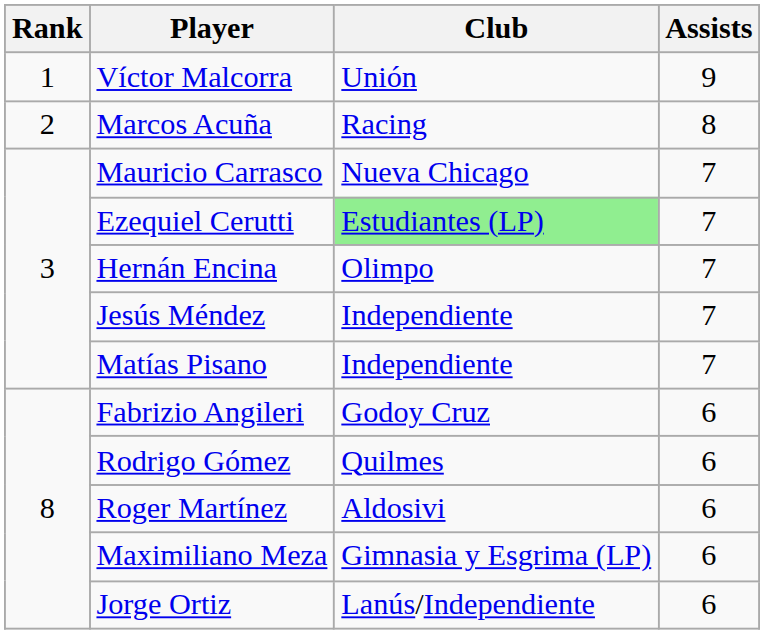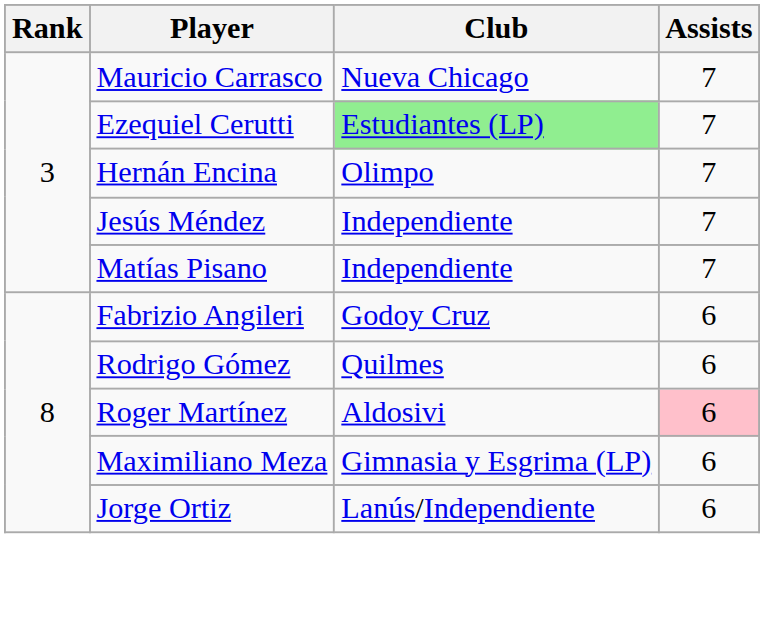- row: (194, 76)
- row: (184, 124)
(709, 508) no background -> (709, 412) pink background
